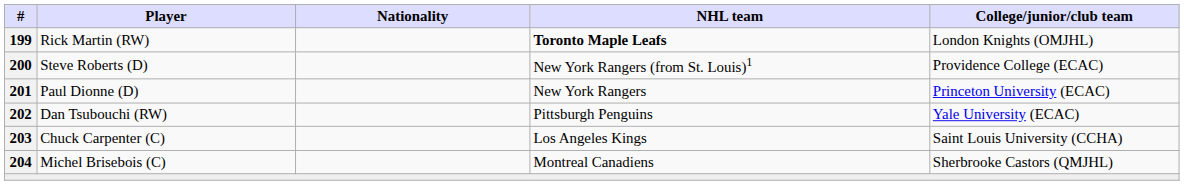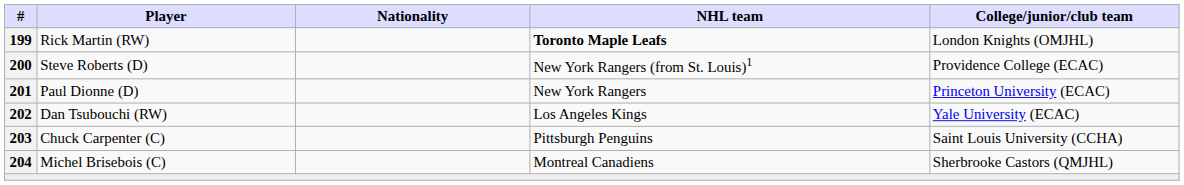(593, 114) Pittsburgh Penguins -> (590, 114) Los Angeles Kings
(590, 138) Los Angeles Kings -> (593, 138) Pittsburgh Penguins
